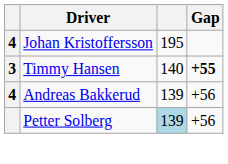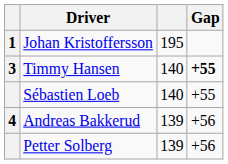(12, 43) 4 -> (12, 43) 1
+ row: (71, 95)
(172, 120) lightblue background -> (172, 146) no background
